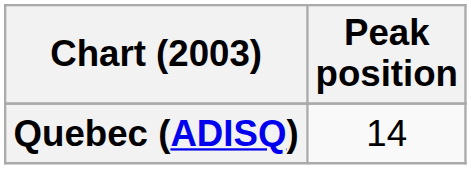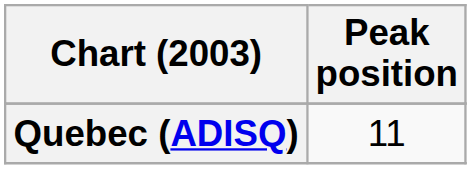(387, 132) 14 -> (387, 132) 11
